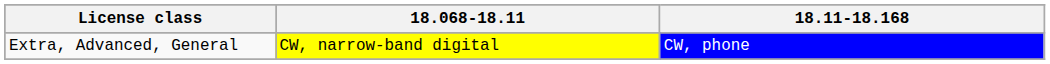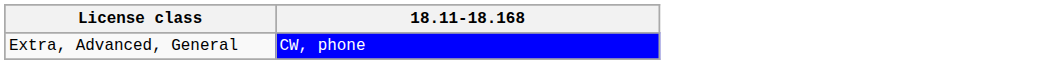- column: (468, 19)
